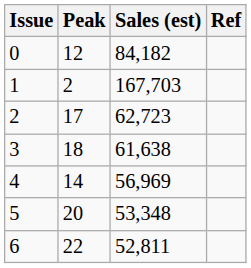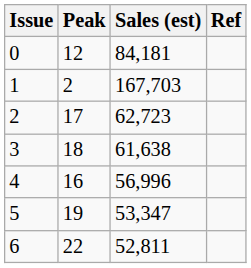(143, 52) 84,182 -> (143, 52) 84,181
(73, 181) 14 -> (73, 181) 16
(143, 181) 56,969 -> (143, 181) 56,996
(73, 213) 20 -> (73, 213) 19
(143, 213) 53,348 -> (143, 213) 53,347
